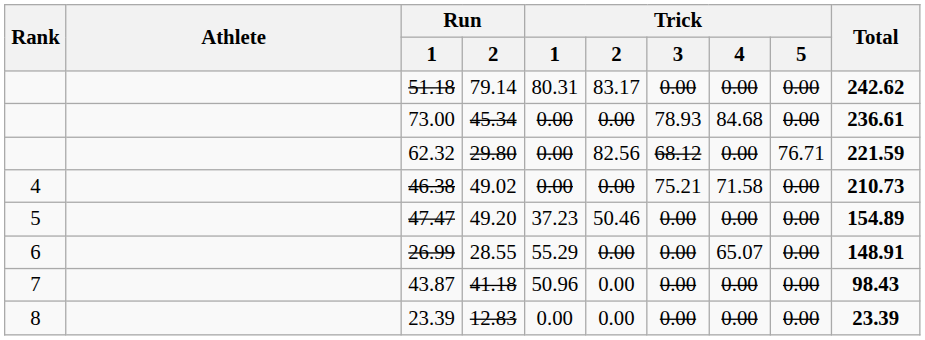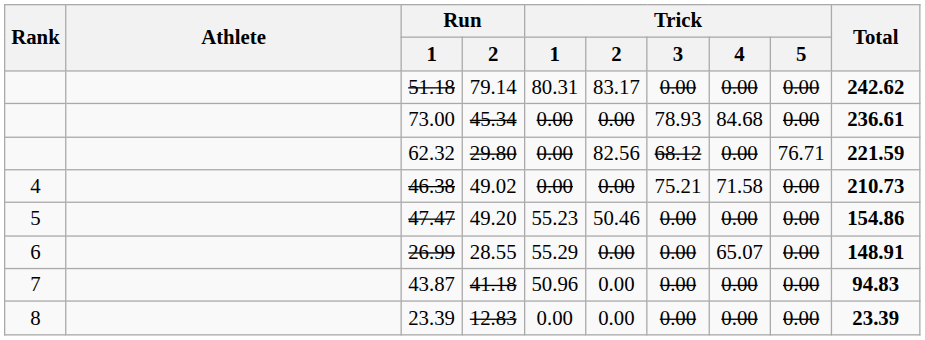(555, 218) 37.23 -> (555, 218) 55.23
(876, 218) 154.89 -> (876, 218) 154.86
(876, 284) 98.43 -> (876, 284) 94.83
